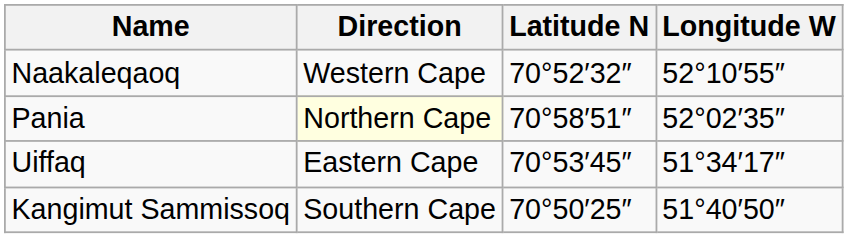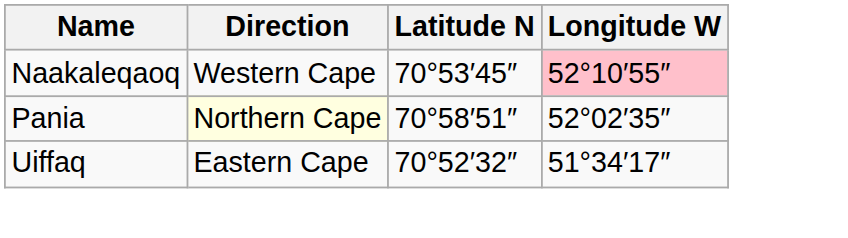(570, 72) 70°52′32″ -> (456, 72) 70°53′45″
(724, 72) no background -> (609, 72) pink background
(570, 163) 70°53′45″ -> (456, 163) 70°52′32″
- row: (151, 208)
